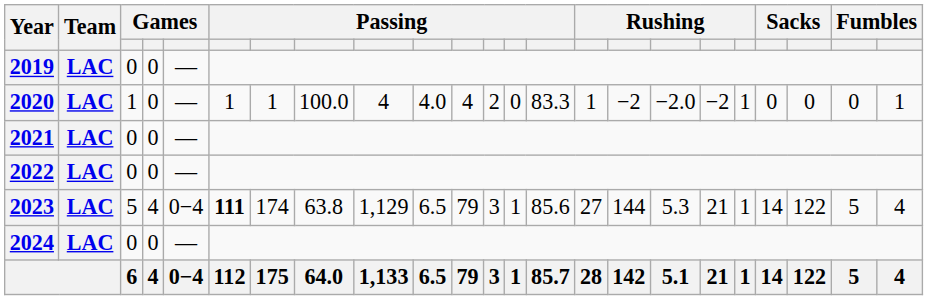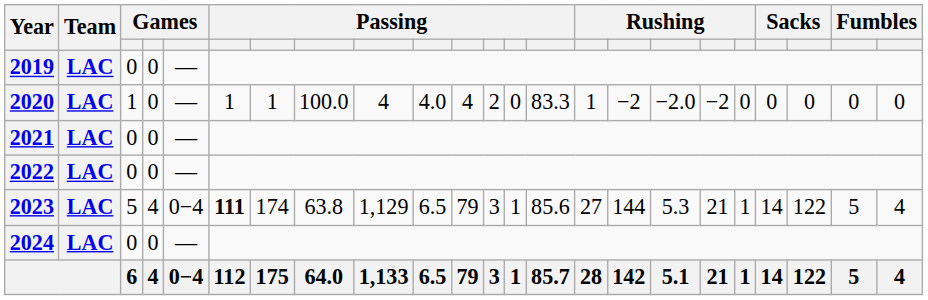(745, 102) 1 -> (745, 102) 0
(899, 102) 1 -> (899, 102) 0
